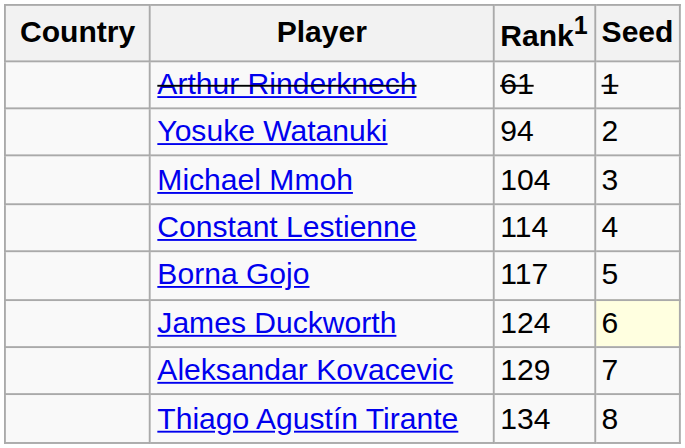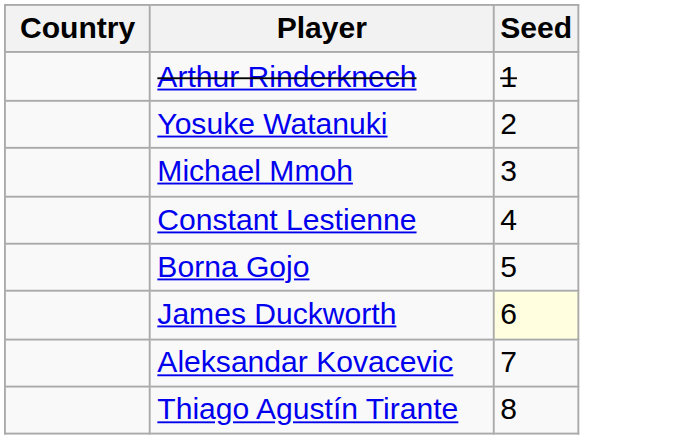- column: (544, 32)
